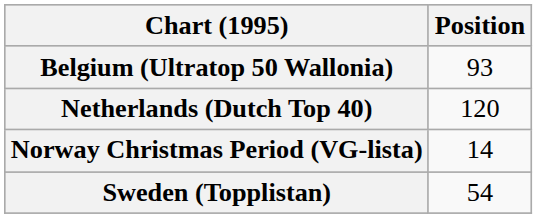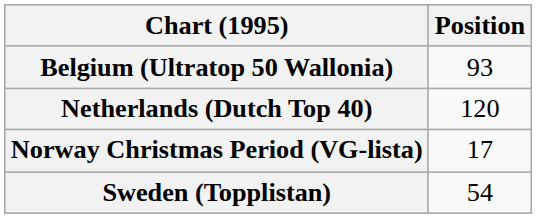(480, 150) 14 -> (480, 150) 17
